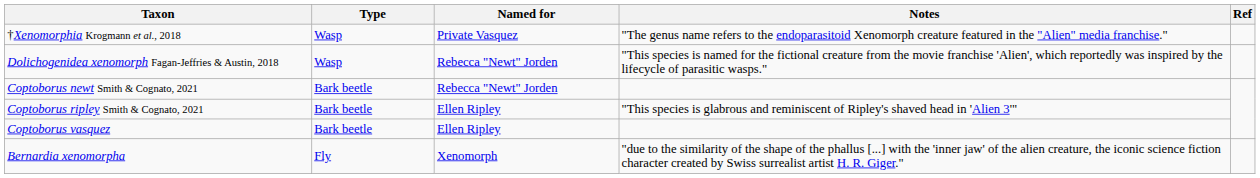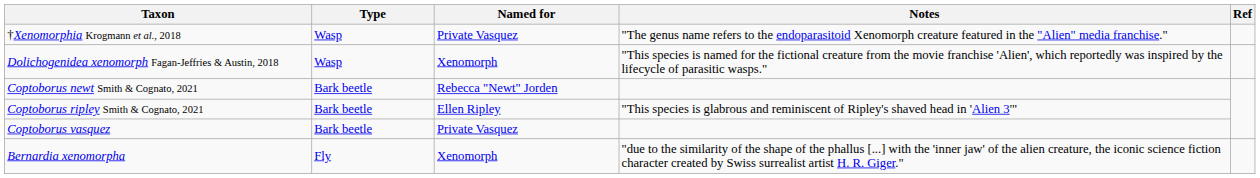(497, 61) Rebecca "Newt" Jorden -> (467, 61) Xenomorph
(469, 128) Ellen Ripley -> (477, 128) Private Vasquez
